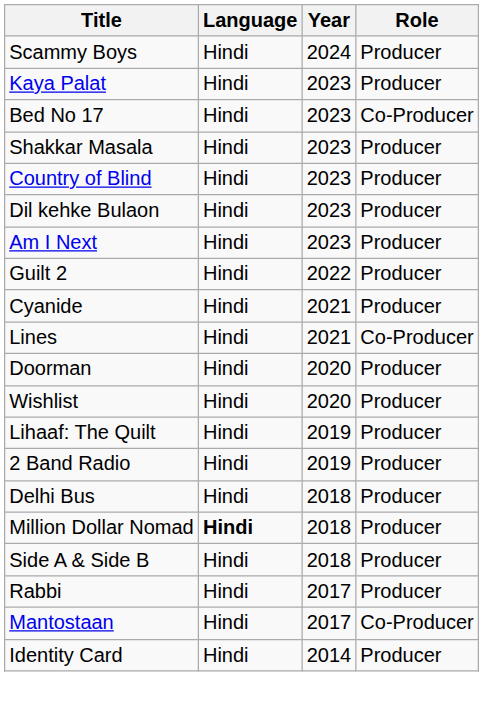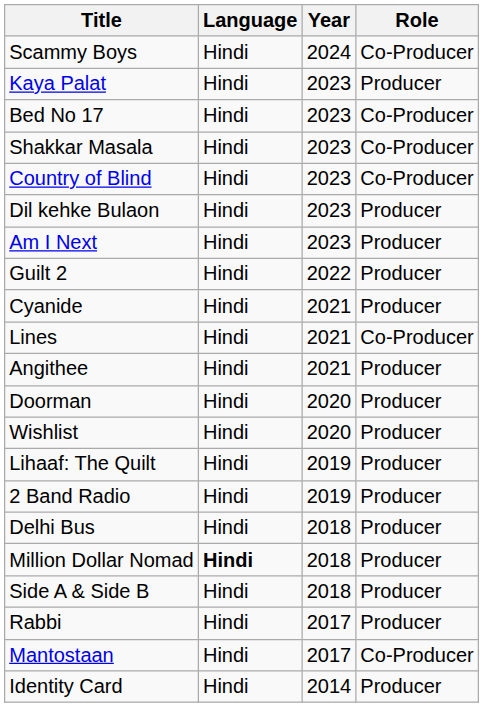(401, 52) Producer -> (417, 52) Co-Producer
(401, 147) Producer -> (417, 147) Co-Producer
(401, 178) Producer -> (417, 178) Co-Producer
+ row: (49, 369)
